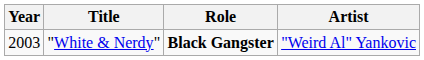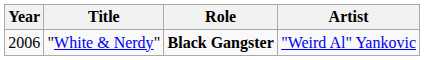(24, 42) 2003 -> (24, 42) 2006
